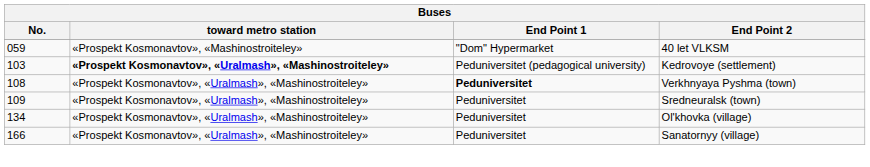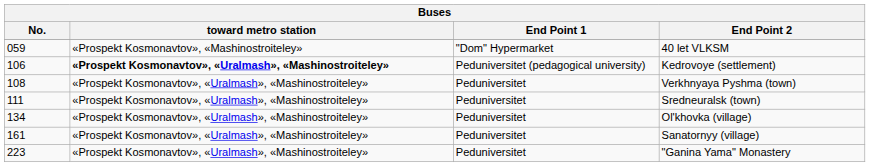(16, 65) 103 -> (16, 65) 106
(494, 83) bold -> (491, 83) normal
(16, 100) 109 -> (15, 100) 111
(16, 135) 166 -> (16, 135) 161
+ row: (726, 153)
